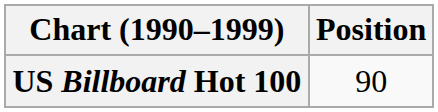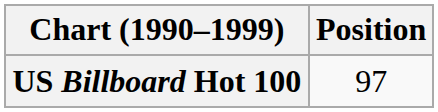(371, 80) 90 -> (371, 80) 97
